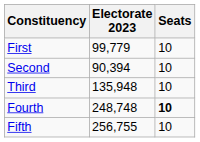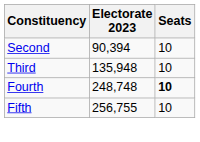- row: (19, 48)
